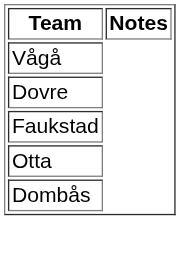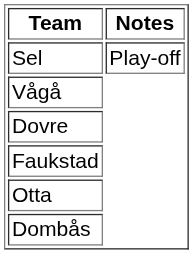+ row: (27, 57)
